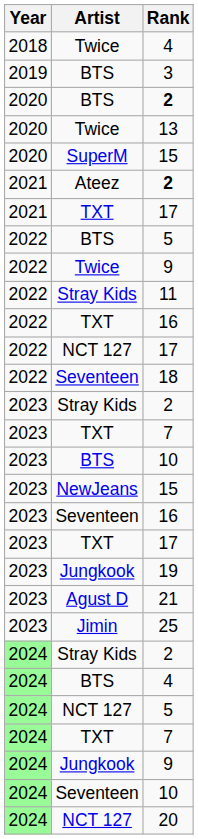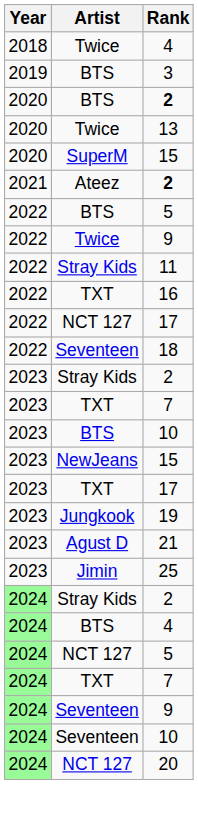- row: (28, 211)
- row: (28, 516)
(97, 765) Jungkook -> (97, 709) Seventeen
